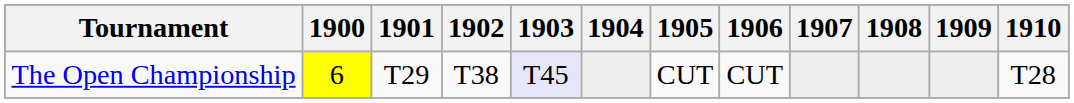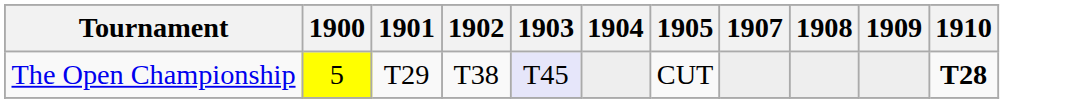- column: (755, 27)
(337, 74) 6 -> (337, 74) 5
(1033, 74) normal -> (964, 74) bold
